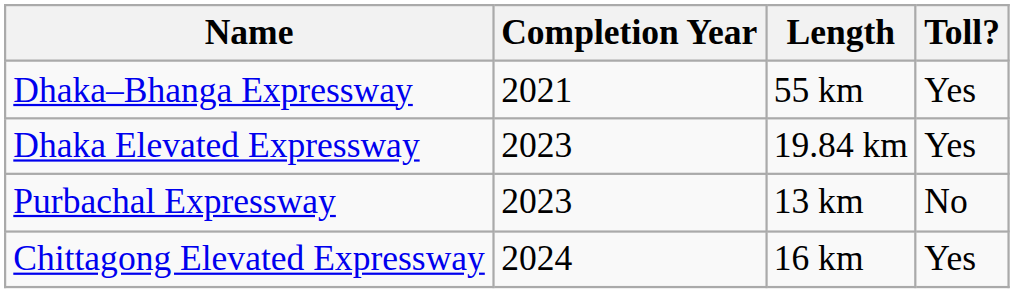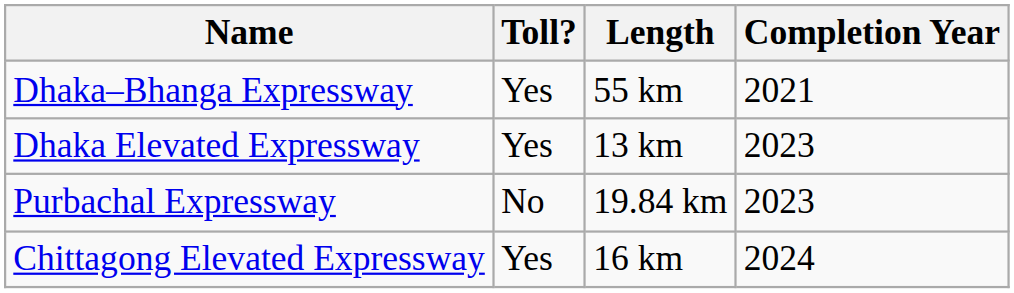columns swapped: (629, 32) <-> (962, 32)
(841, 145) 19.84 km -> (638, 145) 13 km
(819, 201) 13 km -> (660, 201) 19.84 km
